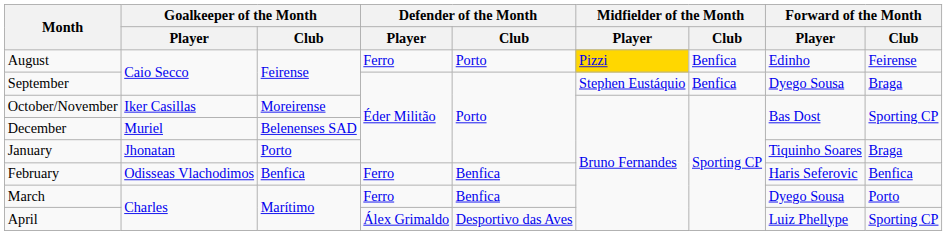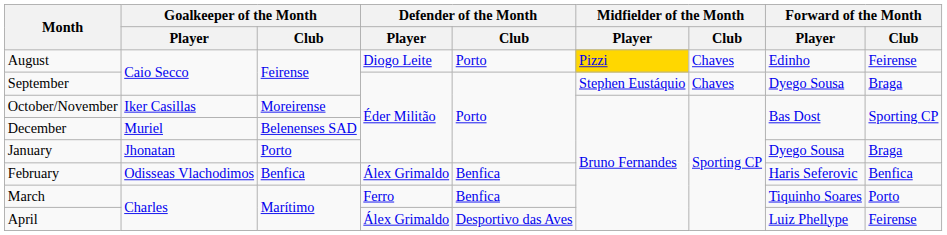(379, 60) Ferro -> (398, 60) Diogo Leite
(714, 60) Benfica -> (713, 60) Chaves
(714, 83) Benfica -> (713, 83) Chaves
(815, 151) Tiquinho Soares -> (806, 151) Dyego Sousa
(379, 173) Ferro -> (406, 173) Álex Grimaldo
(806, 196) Dyego Sousa -> (815, 196) Tiquinho Soares
(903, 219) Sporting CP -> (893, 219) Feirense
